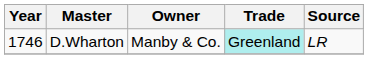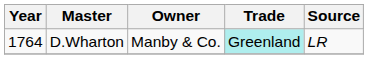(25, 41) 1746 -> (25, 41) 1764
